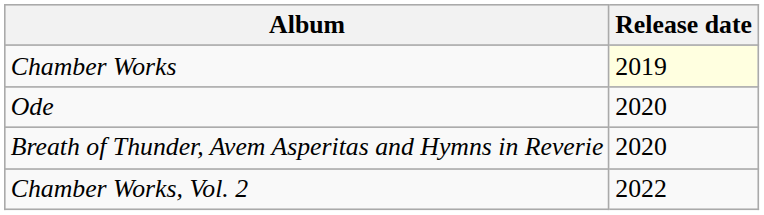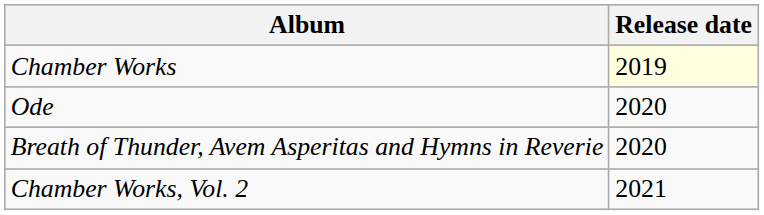(641, 188) 2022 -> (641, 188) 2021
